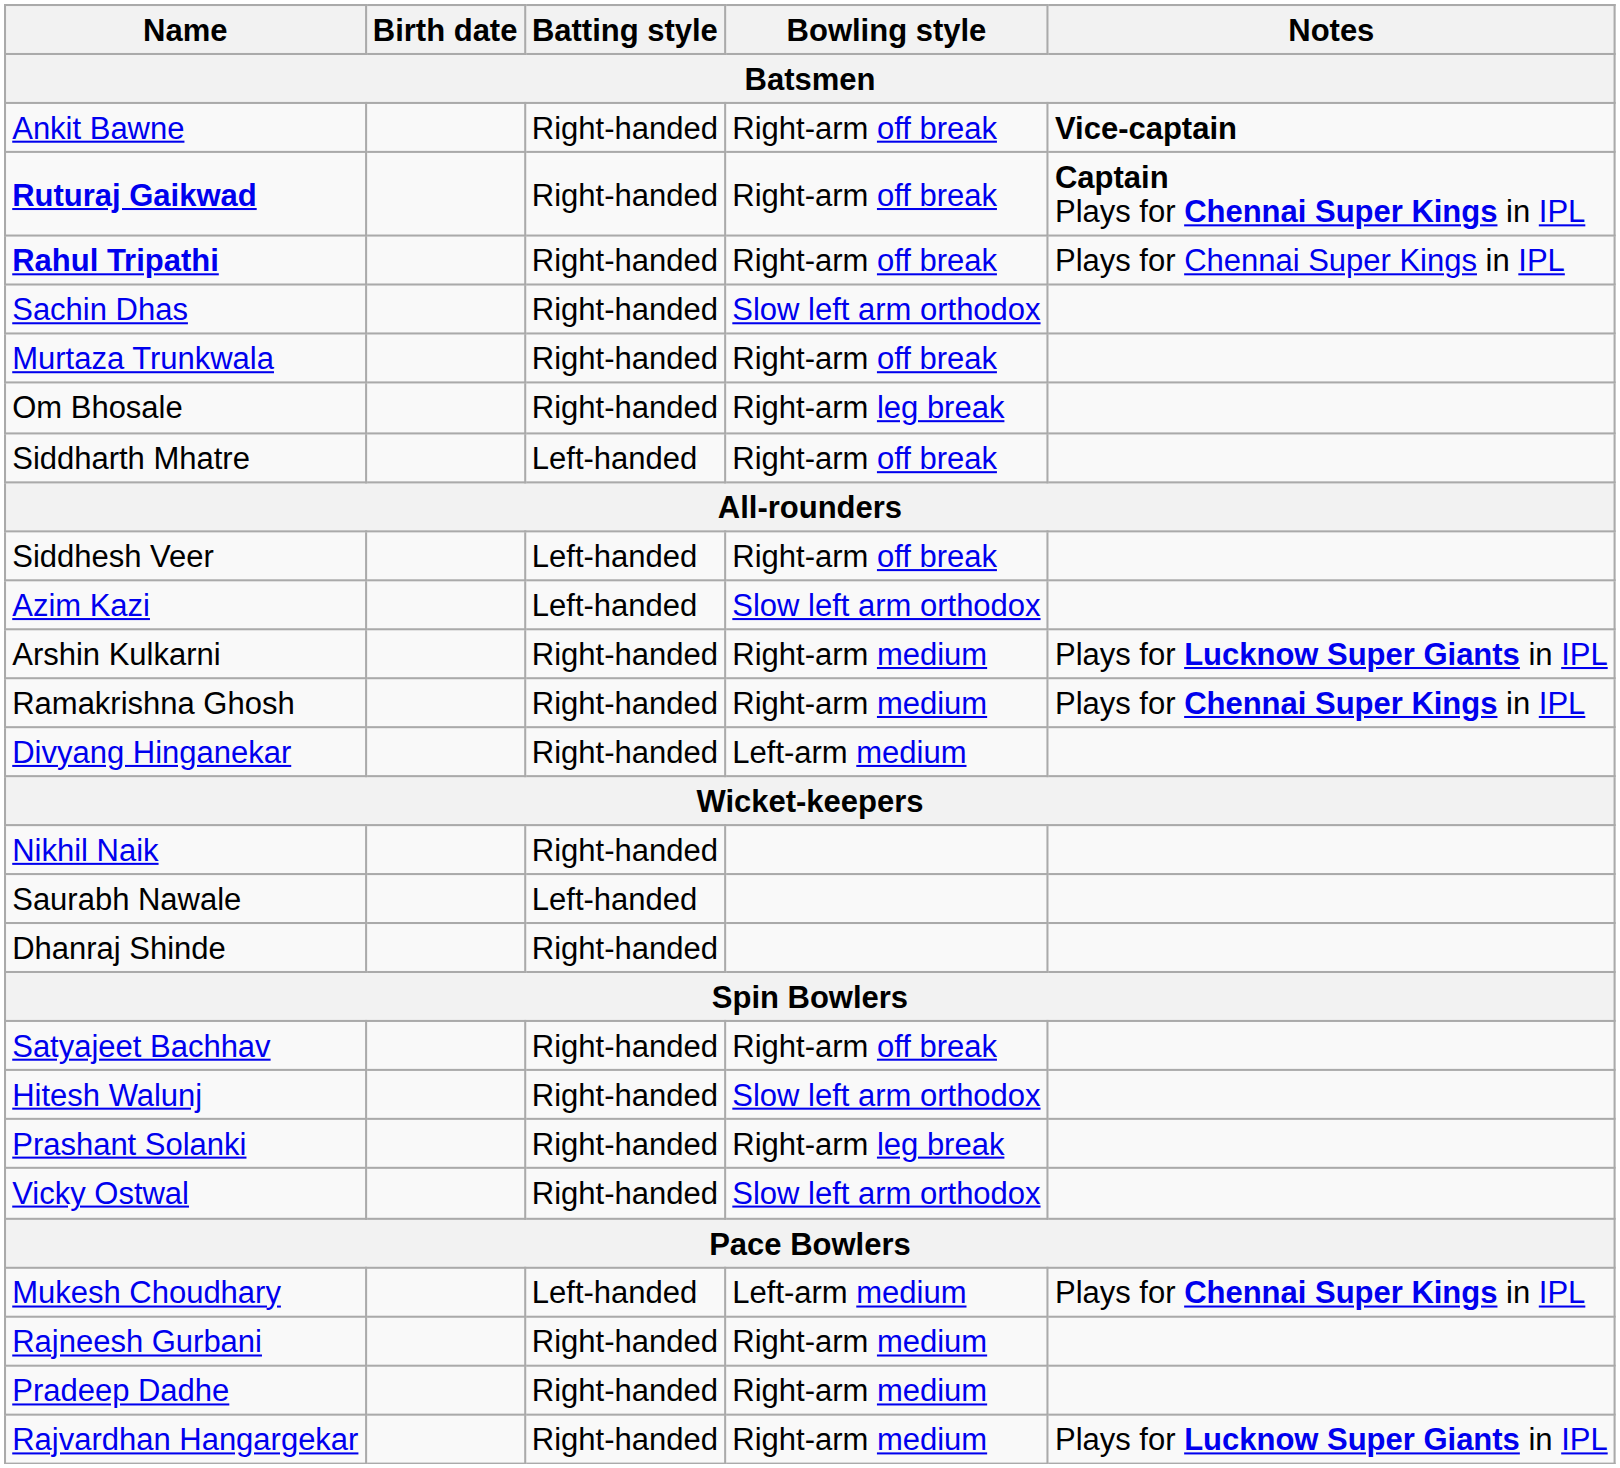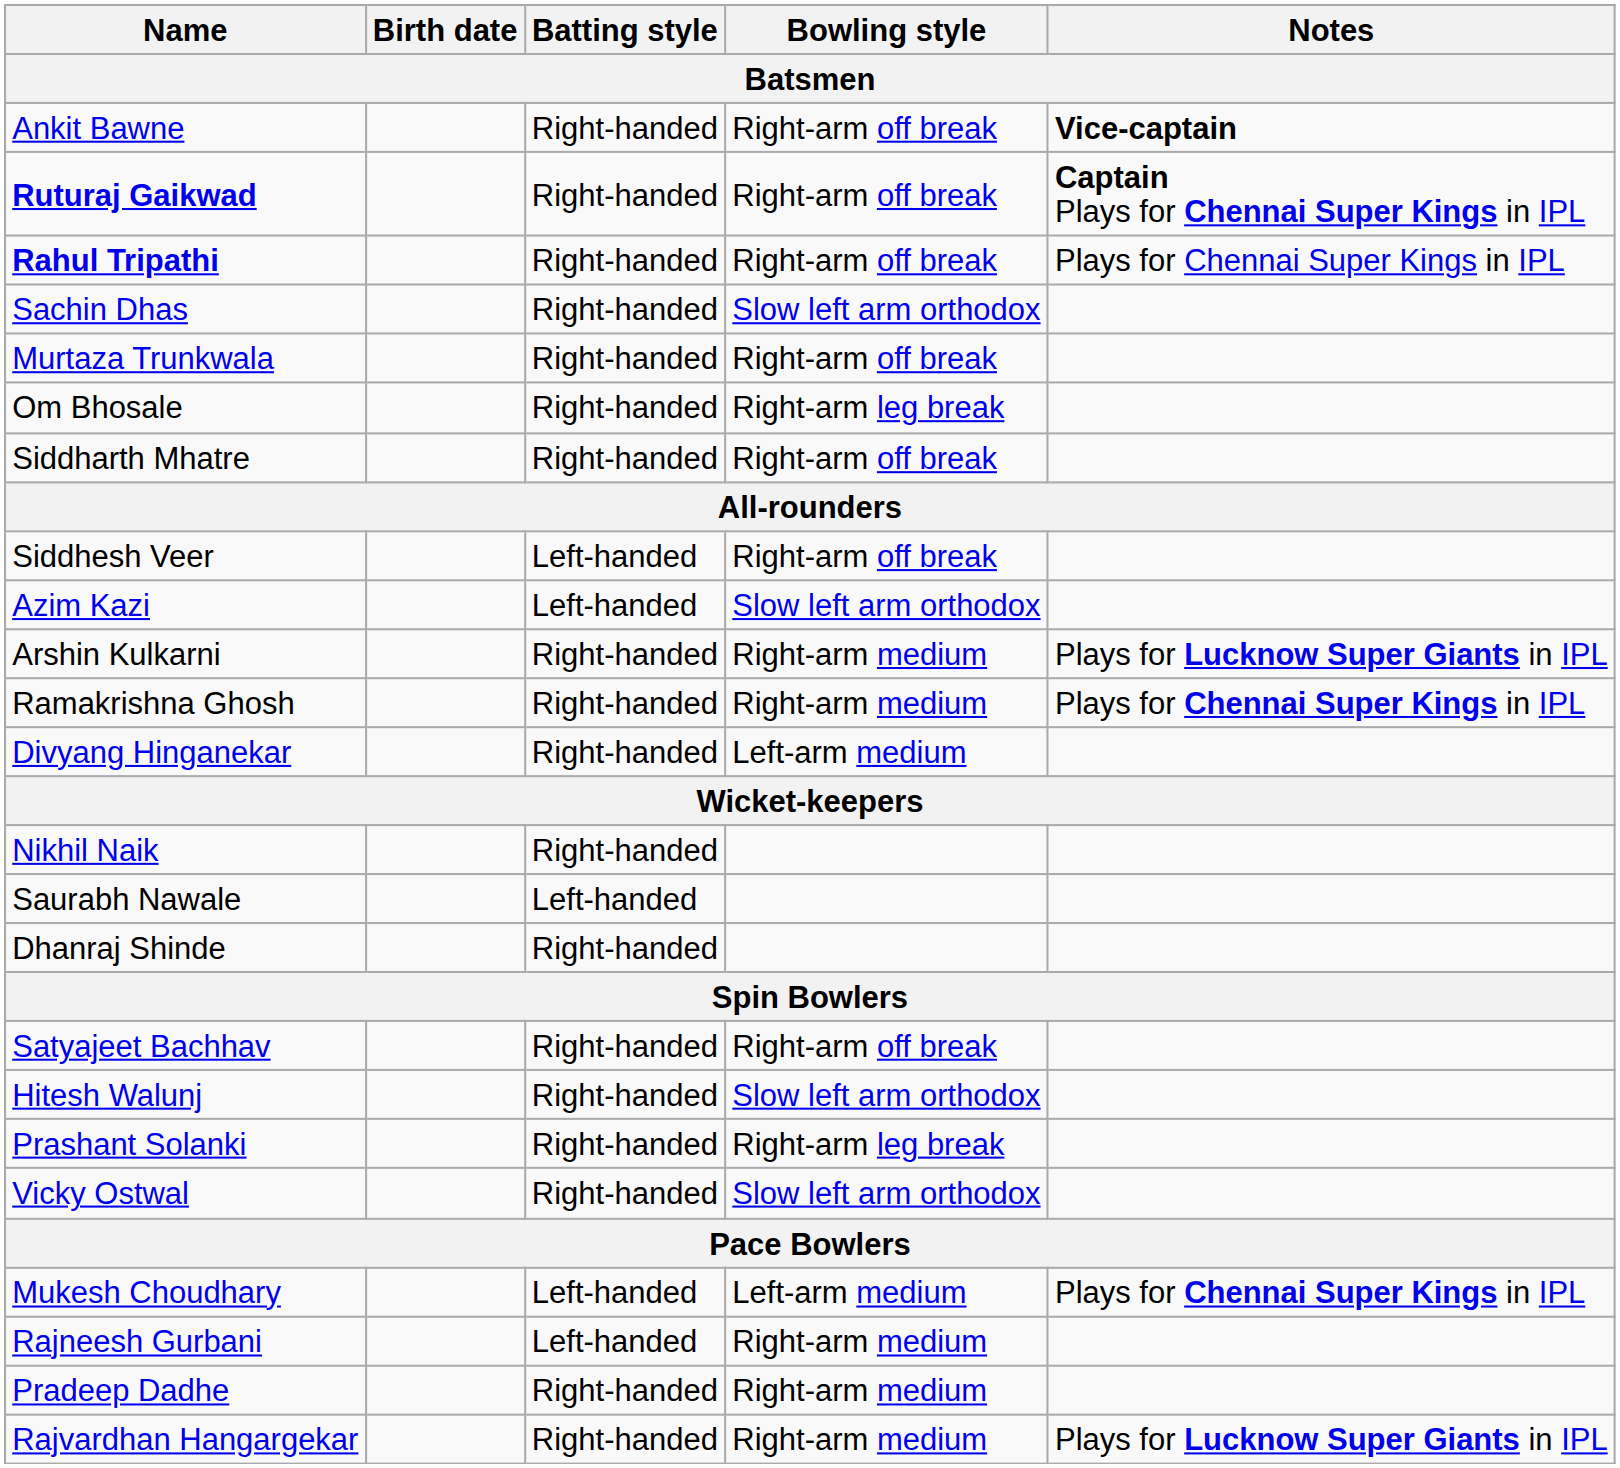(615, 457) Left-handed -> (625, 457) Right-handed
(625, 1341) Right-handed -> (615, 1341) Left-handed
